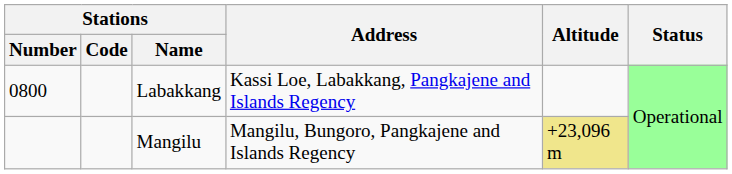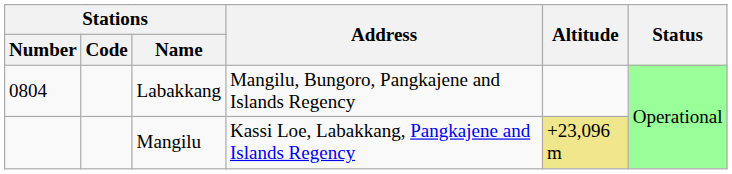(28, 90) 0800 -> (28, 90) 0804
(380, 90) Kassi Loe, Labakkang, Pangkajene and Islands Regency -> (365, 90) Mangilu, Bungoro, Pangkajene and Islands Regency
(365, 142) Mangilu, Bungoro, Pangkajene and Islands Regency -> (380, 142) Kassi Loe, Labakkang, Pangkajene and Islands Regency
